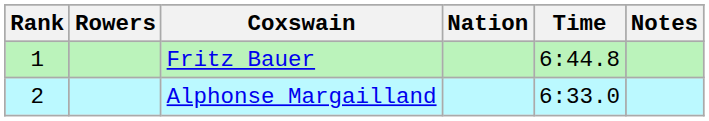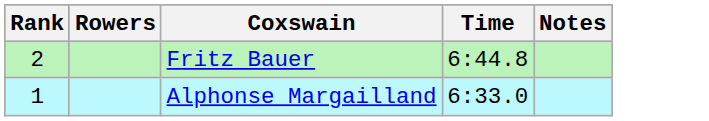- column: (488, 23)
(37, 60) 1 -> (37, 60) 2
(37, 97) 2 -> (37, 97) 1
